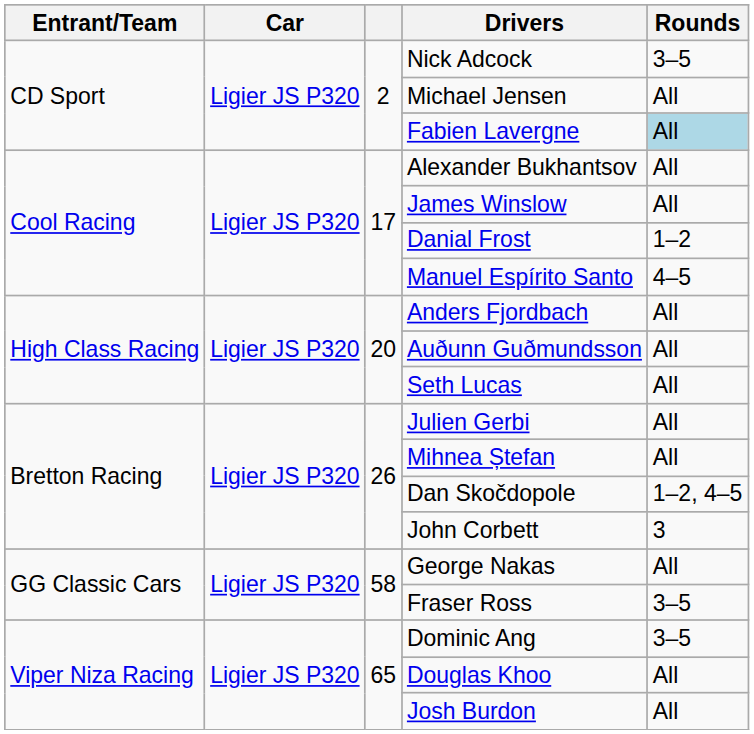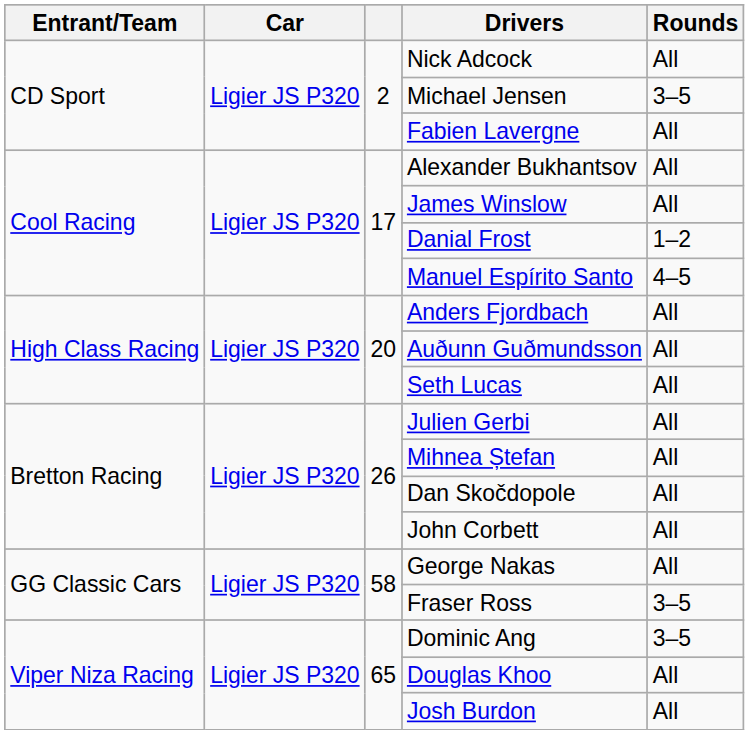(672, 59) 3–5 -> (666, 59) All
(666, 95) All -> (672, 95) 3–5
(666, 131) lightblue background -> (666, 131) no background
(698, 494) 1–2, 4–5 -> (666, 494) All
(659, 530) 3 -> (666, 530) All
